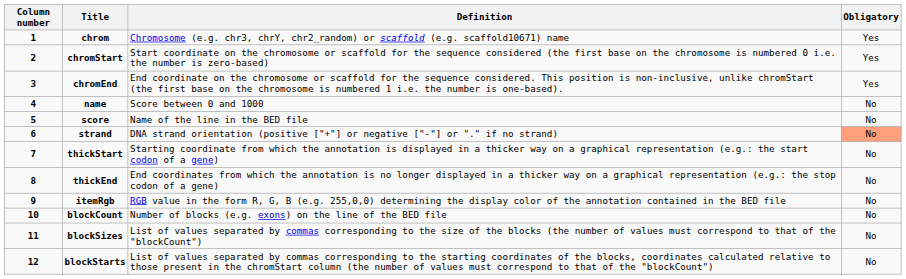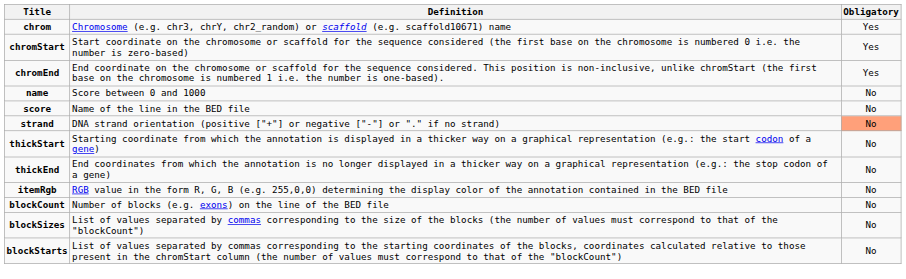- column: (33, 17)
